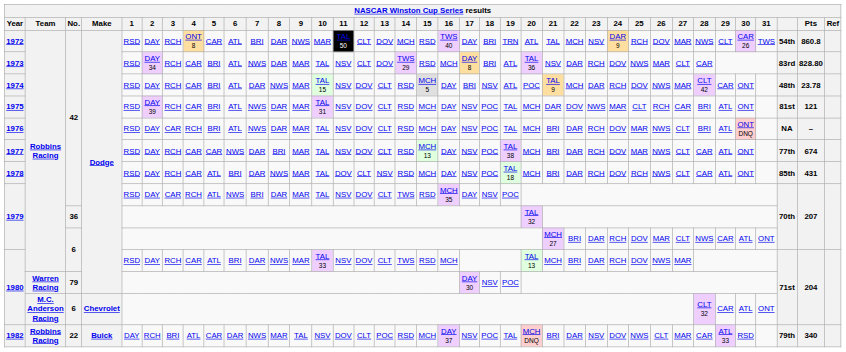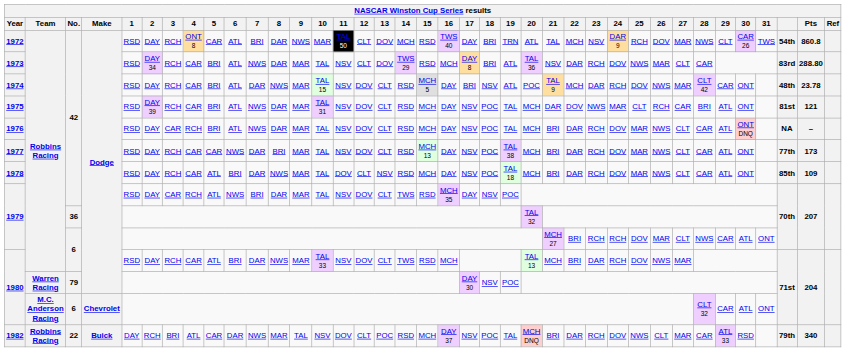(811, 63) 828.80 -> (811, 63) 288.80
(704, 129) BRI -> (704, 129) CAR
(811, 151) 674 -> (811, 151) 173
(639, 173) RCH -> (639, 173) MAR
(811, 173) 431 -> (811, 173) 109
(596, 239) DAR -> (596, 239) RCH
(596, 336) NSV -> (596, 336) RCH
